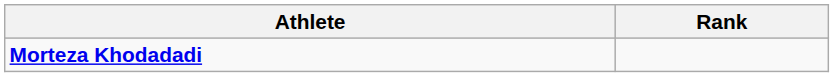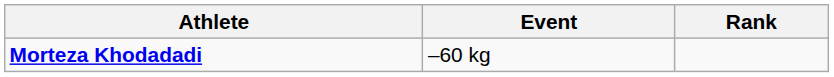+ column: (549, 22)
